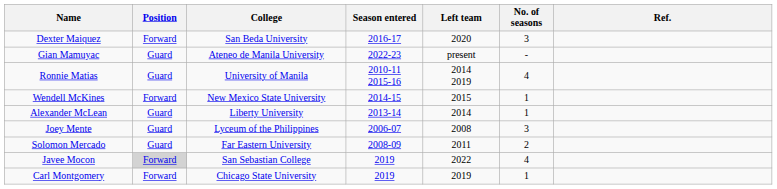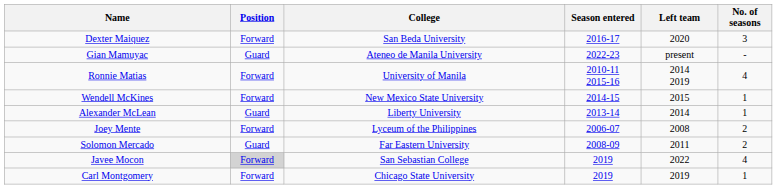- column: (663, 17)
(160, 76) Guard -> (257, 76) Forward
(160, 129) Guard -> (257, 129) Forward
(526, 129) 3 -> (745, 129) 2
